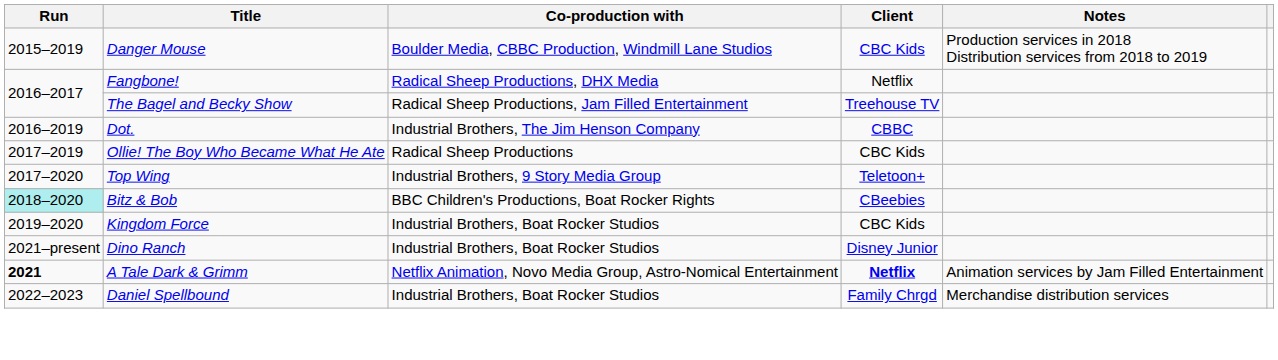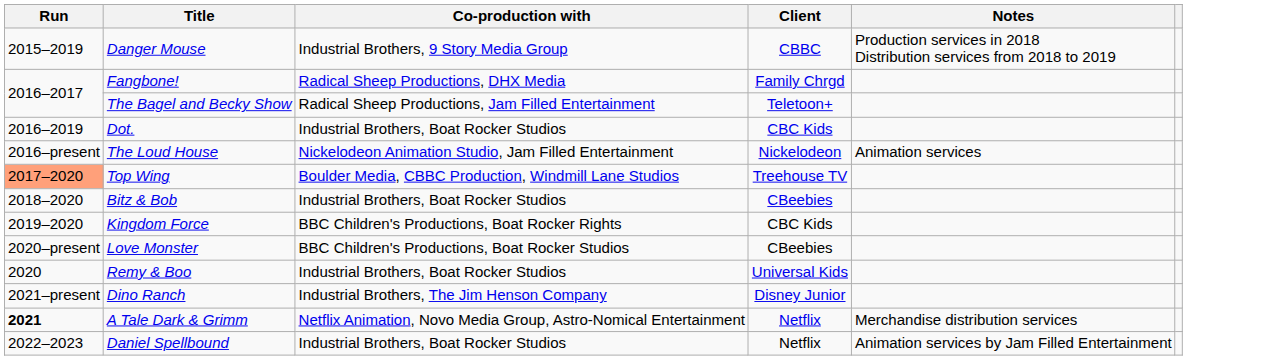(582, 48) Boulder Media, CBBC Production, Windmill Lane Studios -> (433, 48) Industrial Brothers, 9 Story Media Group
(892, 48) CBC Kids -> (800, 48) CBBC
(892, 81) Netflix -> (800, 81) Family Chrgd
(892, 104) Treehouse TV -> (800, 104) Teletoon+
(546, 128) Industrial Brothers, The Jim Henson Company -> (432, 128) Industrial Brothers, Boat Rocker Studios
(892, 128) CBBC -> (800, 128) CBC Kids
+ row: (162, 152)
- row: (246, 152)
(46, 176) no background -> (46, 176) lightsalmon background
(526, 176) Industrial Brothers, 9 Story Media Group -> (489, 176) Boulder Media, CBBC Production, Windmill Lane Studios
(892, 176) Teletoon+ -> (800, 176) Treehouse TV
(46, 200) paleturquoise background -> (46, 200) no background
(553, 200) BBC Children's Productions, Boat Rocker Rights -> (432, 200) Industrial Brothers, Boat Rocker Studios
(525, 224) Industrial Brothers, Boat Rocker Studios -> (460, 224) BBC Children's Productions, Boat Rocker Rights
+ row: (152, 248)
+ row: (149, 271)
(525, 248) Industrial Brothers, Boat Rocker Studios -> (453, 295) Industrial Brothers, The Jim Henson Company
(892, 271) bold -> (800, 319) normal
(1105, 271) Animation services by Jam Filled Entertainment -> (966, 319) Merchandise distribution services
(892, 295) Family Chrgd -> (800, 343) Netflix
(1057, 295) Merchandise distribution services -> (1013, 343) Animation services by Jam Filled Entertainment
